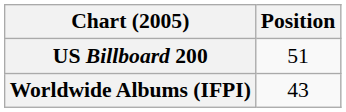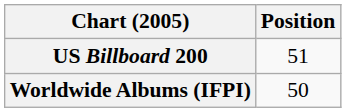(298, 90) 43 -> (298, 90) 50
